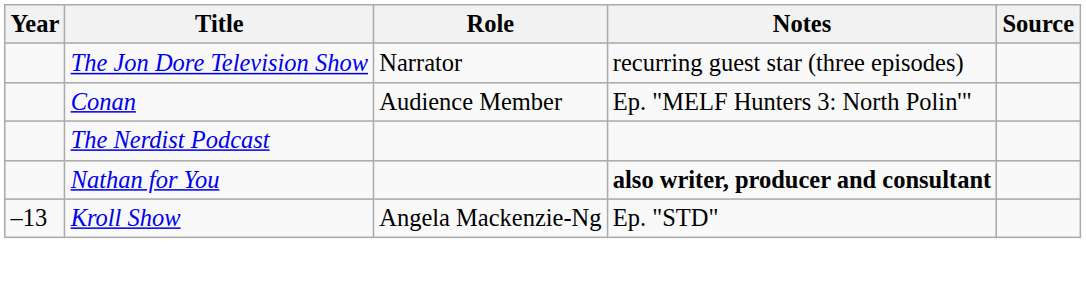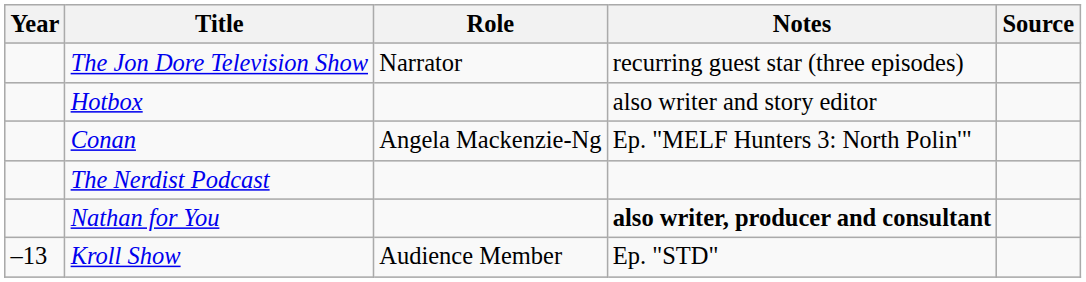+ row: (107, 101)
(471, 101) Audience Member -> (490, 140) Angela Mackenzie-Ng
(490, 218) Angela Mackenzie-Ng -> (471, 256) Audience Member
